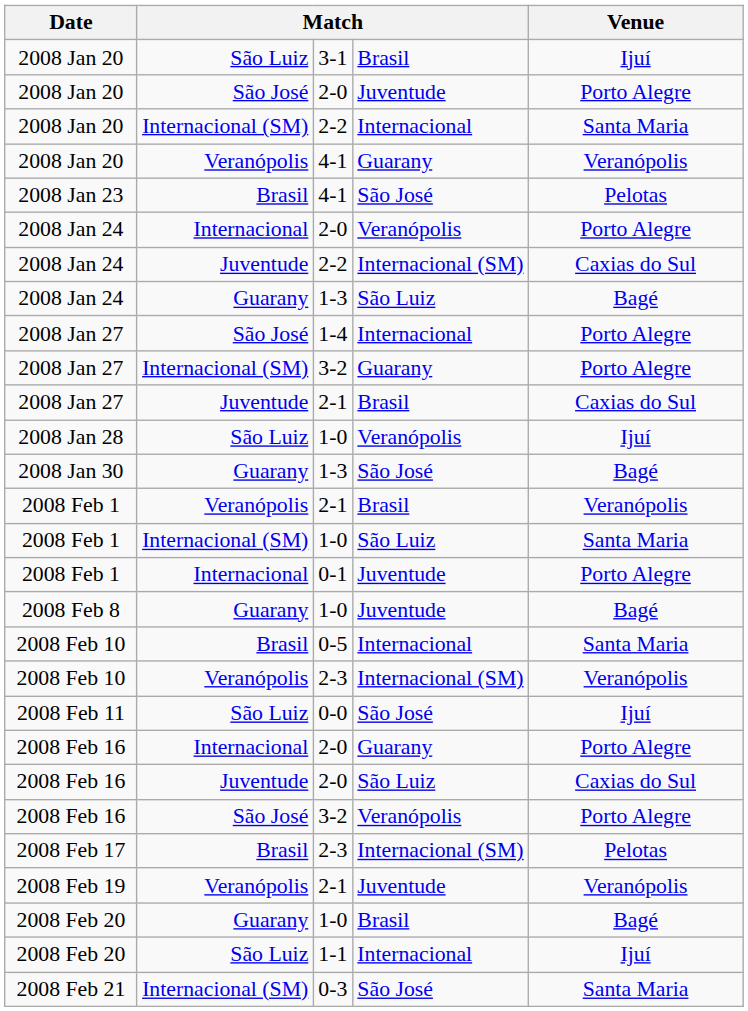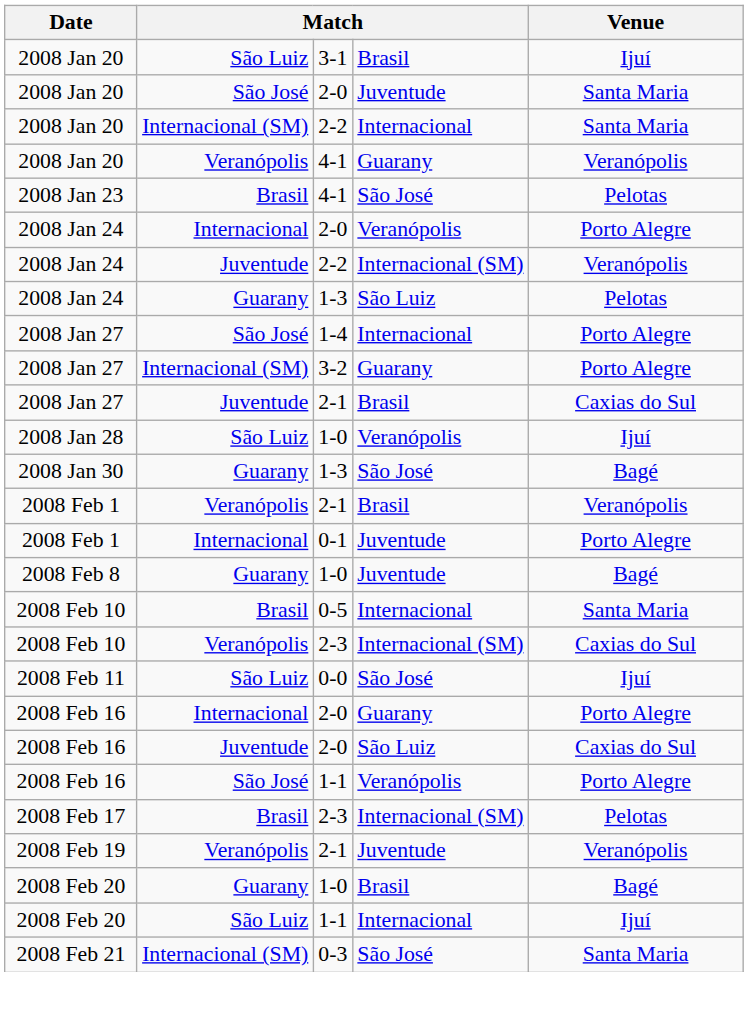(636, 91) Porto Alegre -> (636, 91) Santa Maria
(636, 264) Caxias do Sul -> (636, 264) Veranópolis
(636, 298) Bagé -> (636, 298) Pelotas
- row: (71, 540)
(636, 678) Veranópolis -> (636, 643) Caxias do Sul
(333, 816) 3-2 -> (333, 781) 1-1
